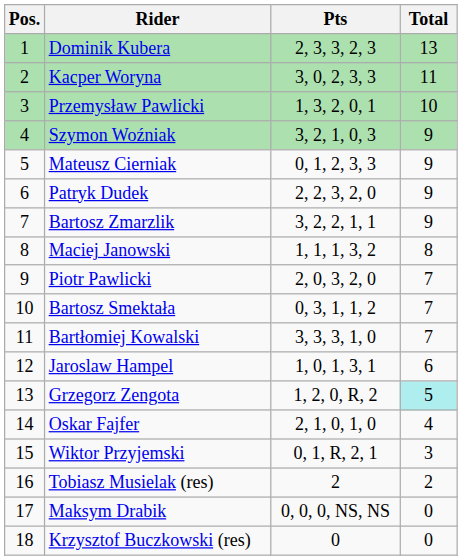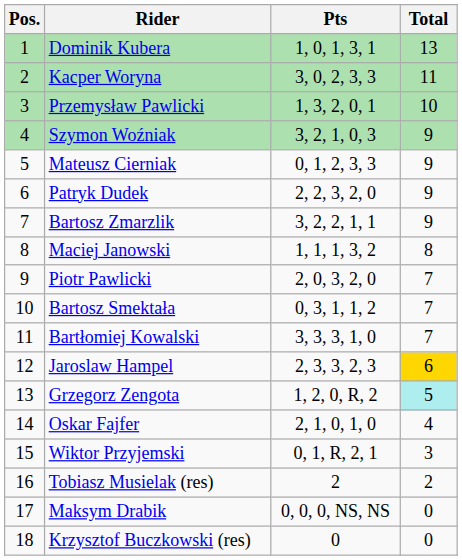(335, 47) 2, 3, 3, 2, 3 -> (335, 47) 1, 0, 1, 3, 1
(335, 366) 1, 0, 1, 3, 1 -> (335, 366) 2, 3, 3, 2, 3
(428, 366) no background -> (428, 366) gold background
